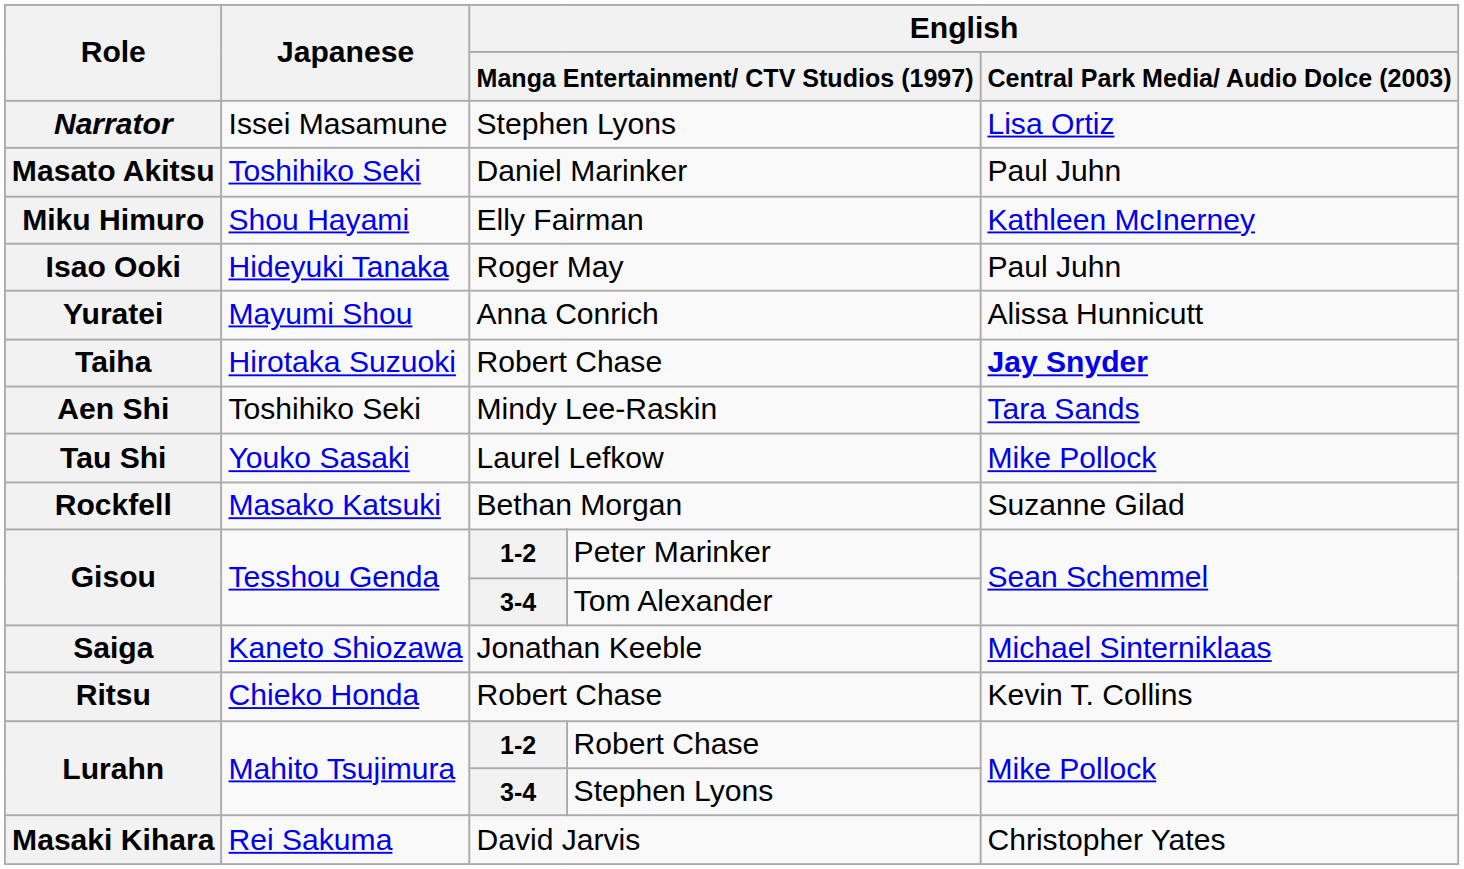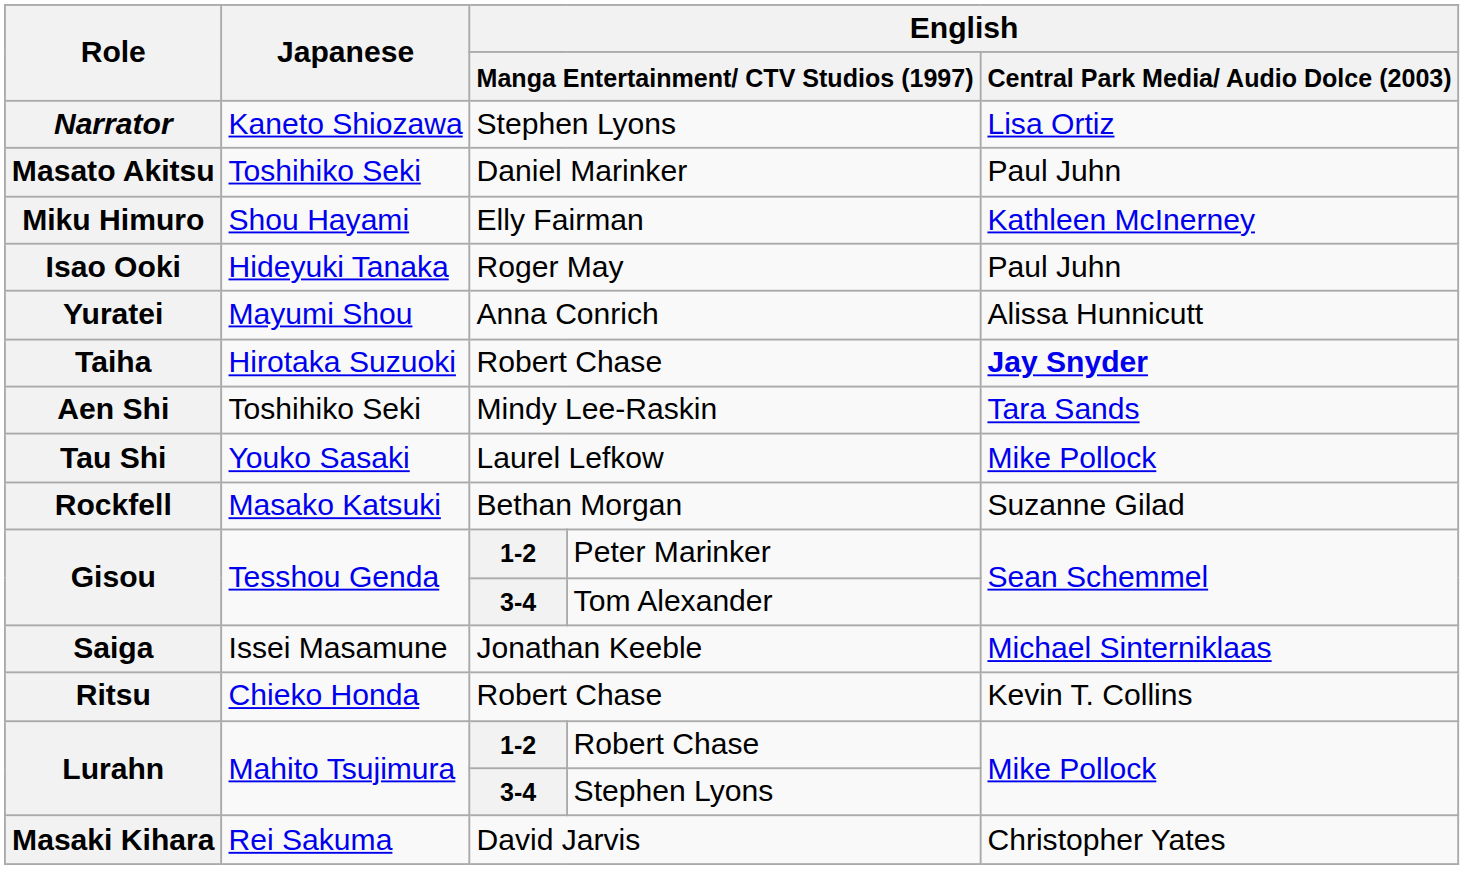(338, 123) Issei Masamune -> (346, 123) Kaneto Shiozawa
(346, 648) Kaneto Shiozawa -> (338, 648) Issei Masamune
